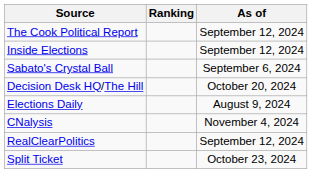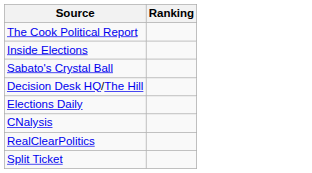- column: (252, 13)
